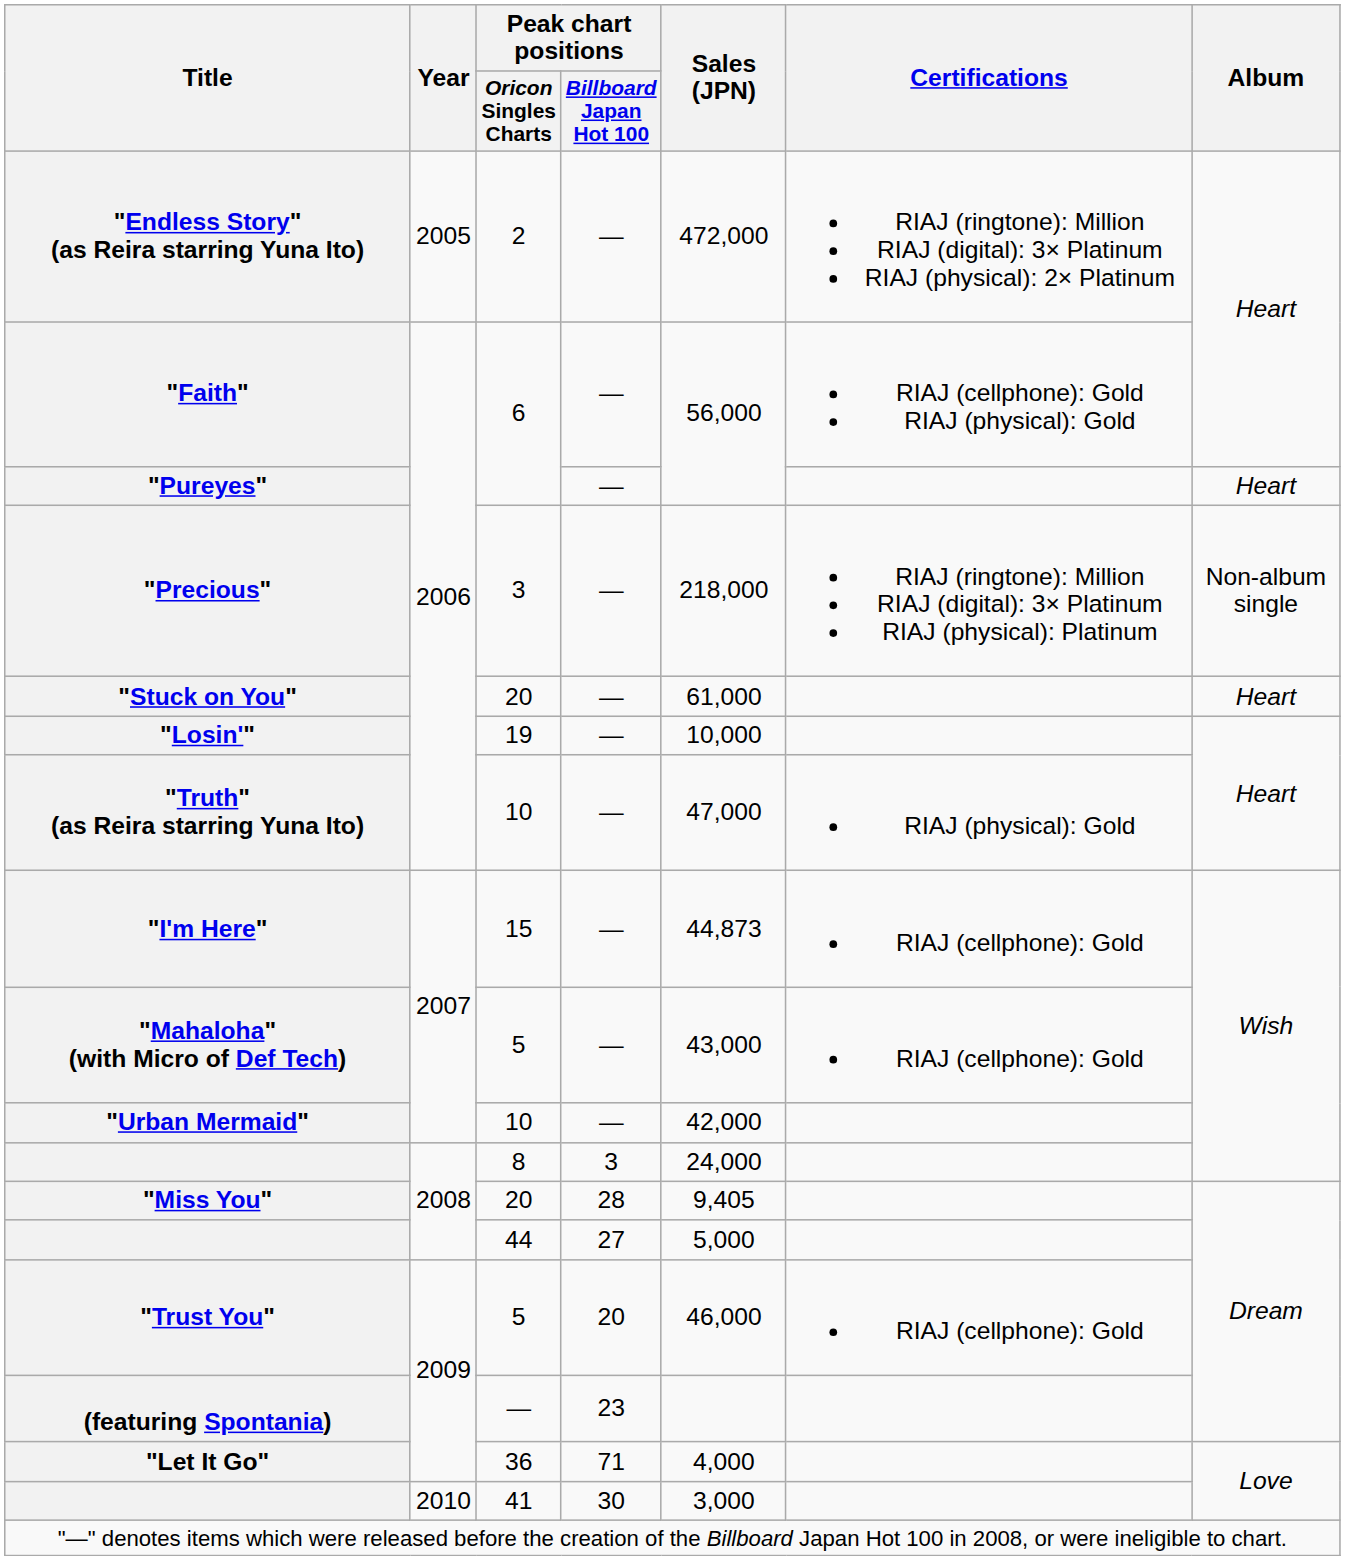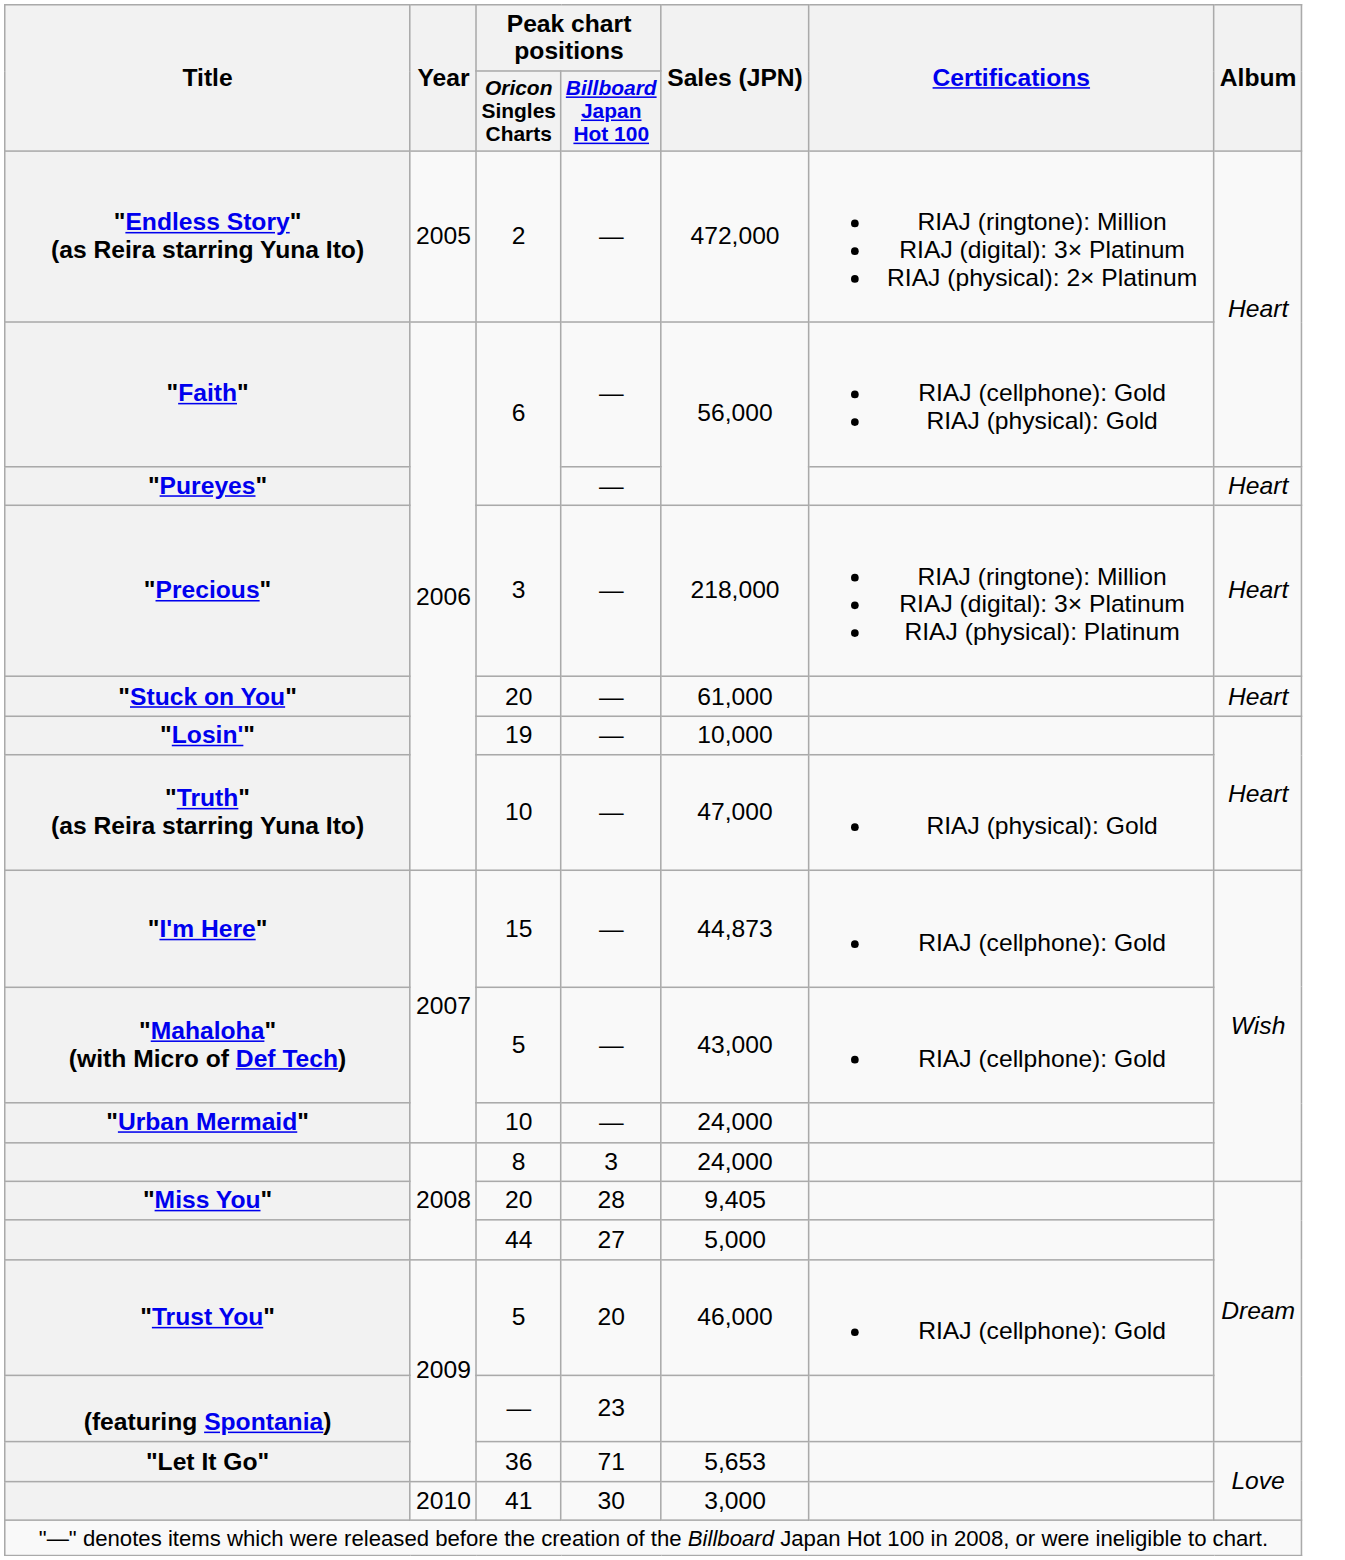(1266, 590) Non-album single -> (1258, 590) Heart
(724, 1122) 42,000 -> (735, 1122) 24,000
(724, 1461) 4,000 -> (735, 1461) 5,653
